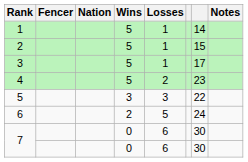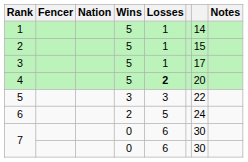(165, 81) normal -> (165, 81) bold
(200, 81) 23 -> (200, 81) 20
